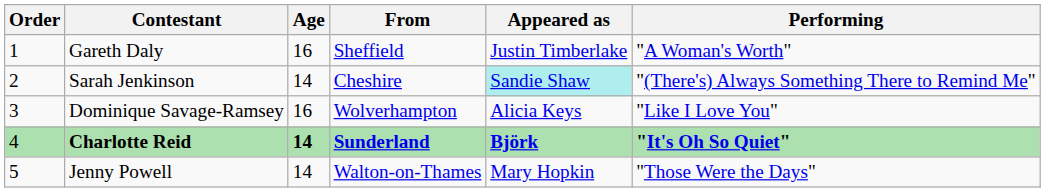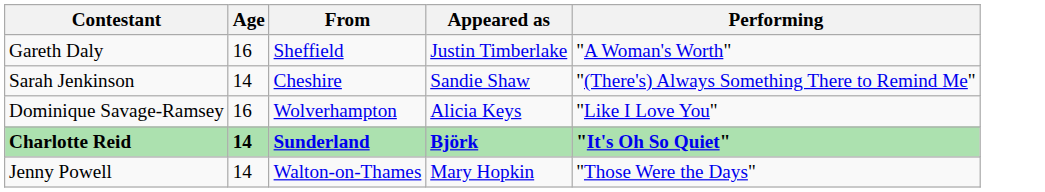- column: (35, 19)
(540, 80) paleturquoise background -> (480, 80) no background
